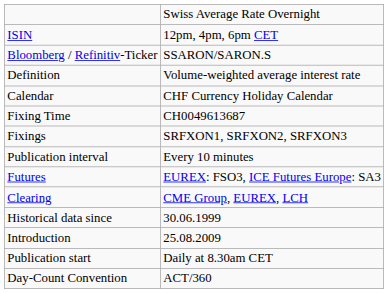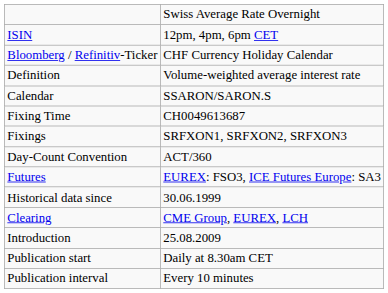(217, 55) SSARON/SARON.S -> (248, 55) CHF Currency Holiday Calendar
(248, 95) CHF Currency Holiday Calendar -> (217, 95) SSARON/SARON.S
rows swapped: (67, 278) <-> (58, 156)
rows swapped: (29, 197) <-> (60, 217)
